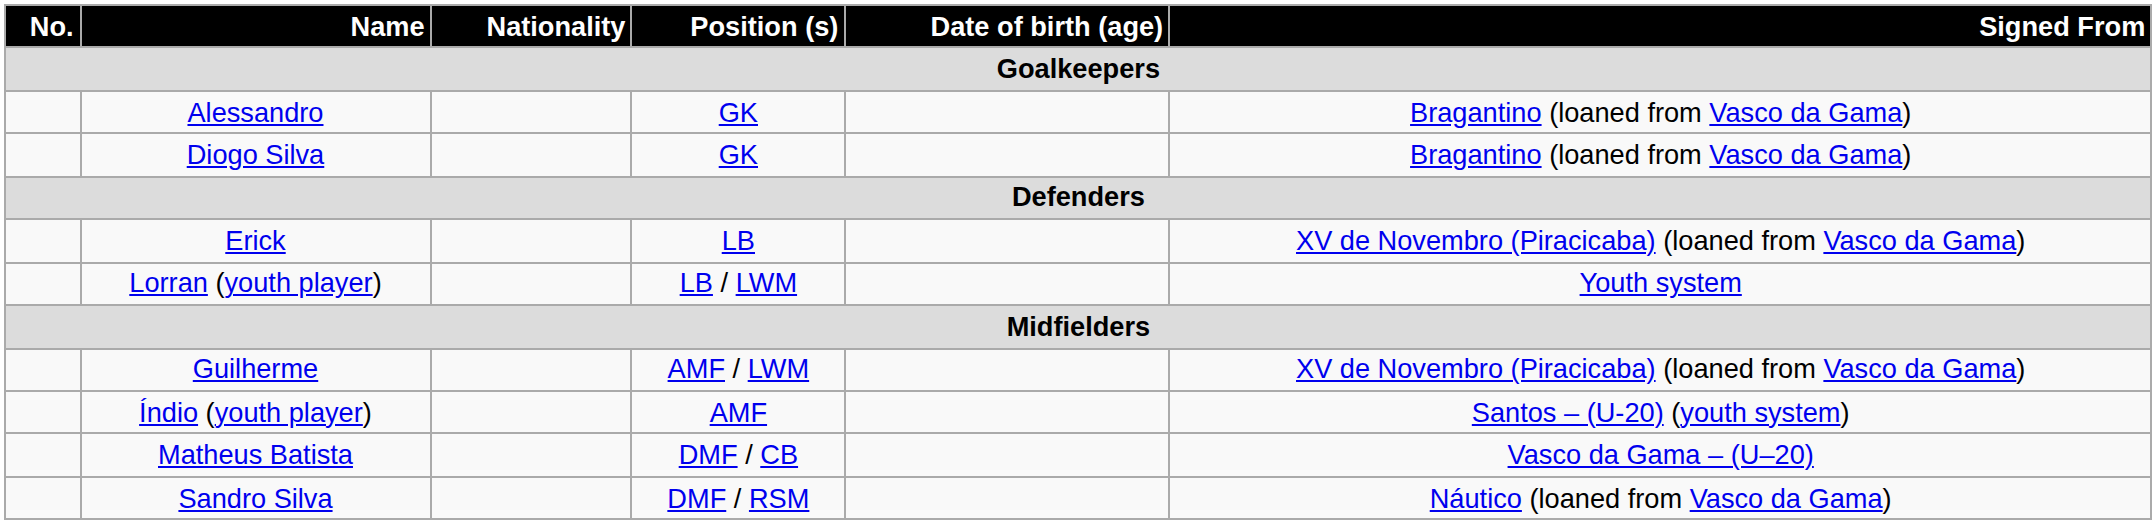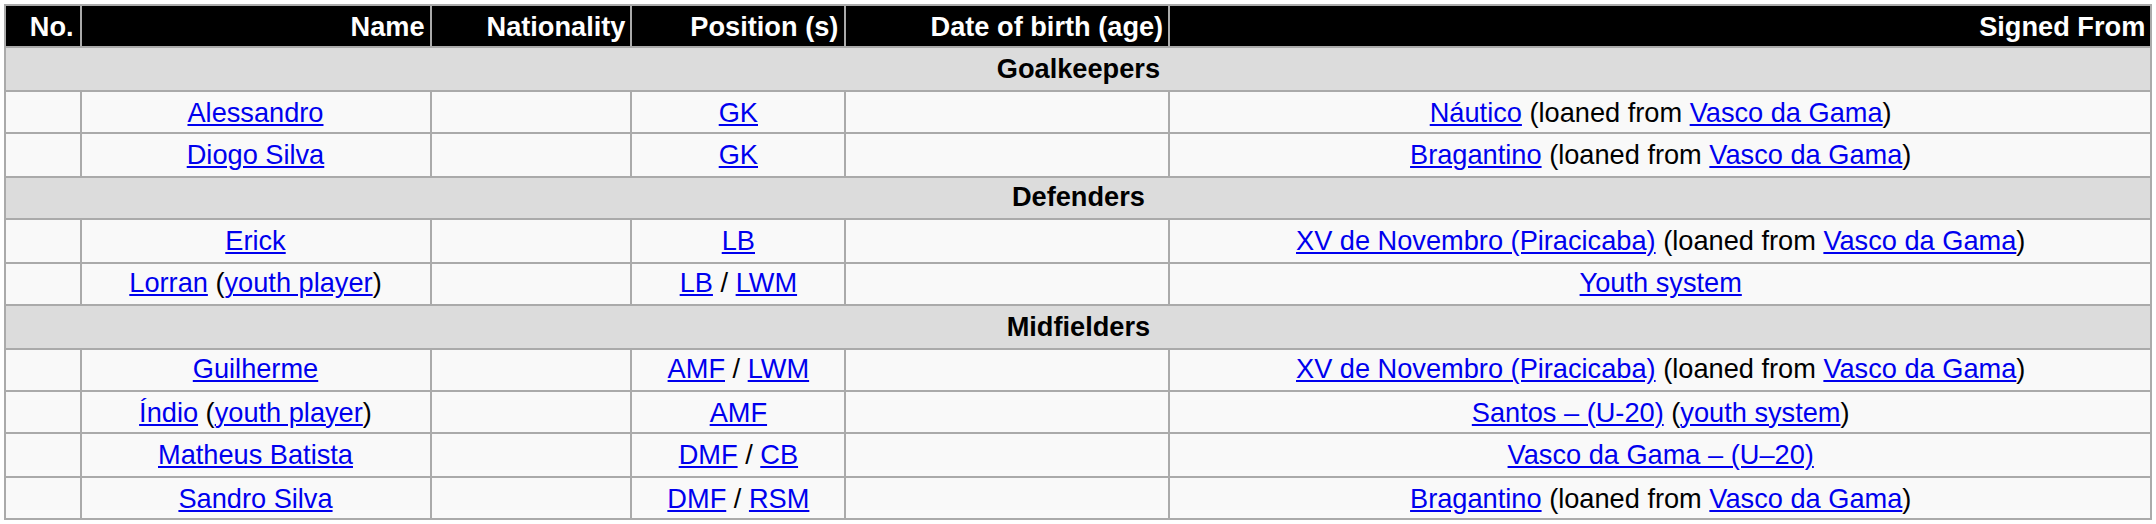(1661, 112) Bragantino (loaned from Vasco da Gama) -> (1661, 112) Náutico (loaned from Vasco da Gama)
(1661, 498) Náutico (loaned from Vasco da Gama) -> (1661, 498) Bragantino (loaned from Vasco da Gama)
